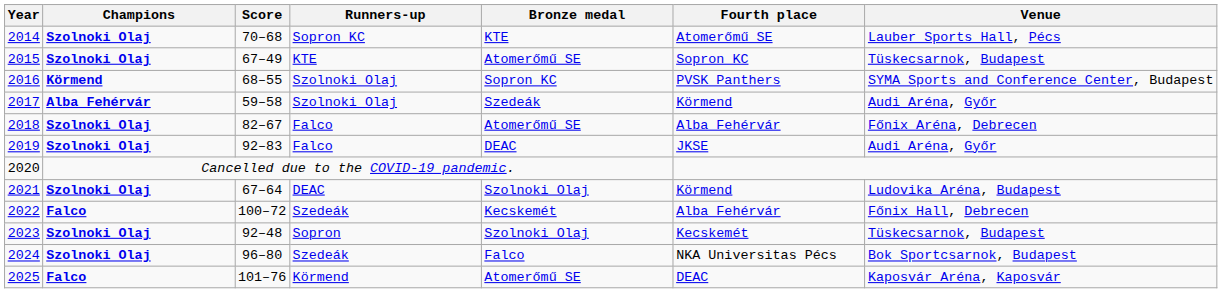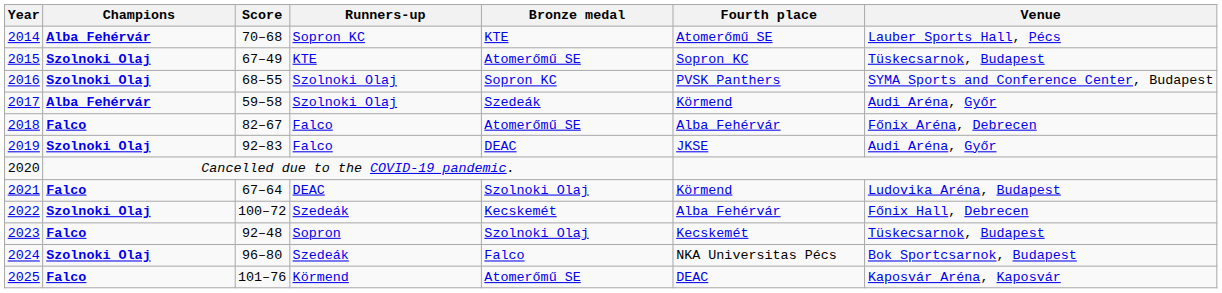(98, 37) Szolnoki Olaj -> (98, 37) Alba Fehérvár
(74, 81) Körmend -> (98, 81) Szolnoki Olaj
(98, 125) Szolnoki Olaj -> (66, 125) Falco
(98, 190) Szolnoki Olaj -> (66, 190) Falco
(66, 212) Falco -> (98, 212) Szolnoki Olaj
(98, 234) Szolnoki Olaj -> (66, 234) Falco
